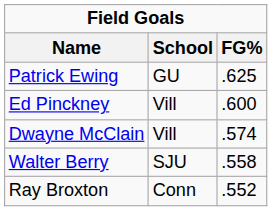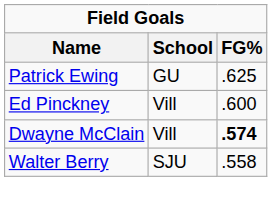(239, 133) normal -> (239, 133) bold
- row: (58, 190)
